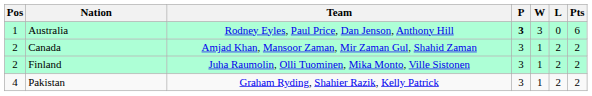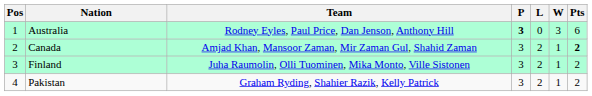columns swapped: (540, 13) <-> (558, 13)
(577, 47) normal -> (577, 47) bold
(15, 64) 2 -> (15, 64) 3
